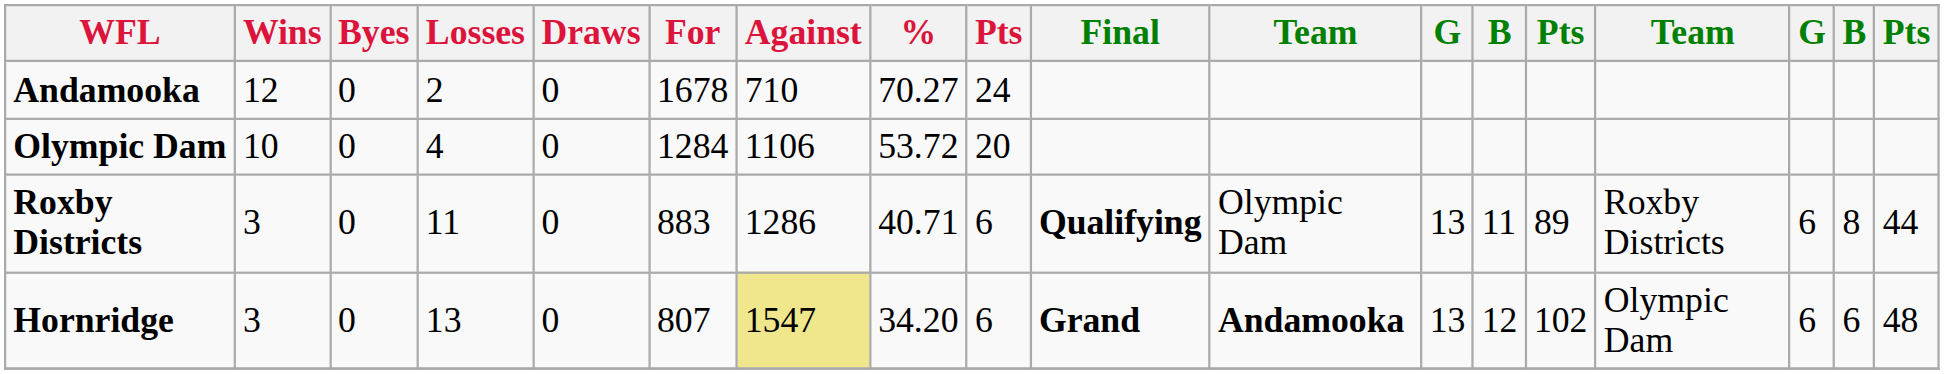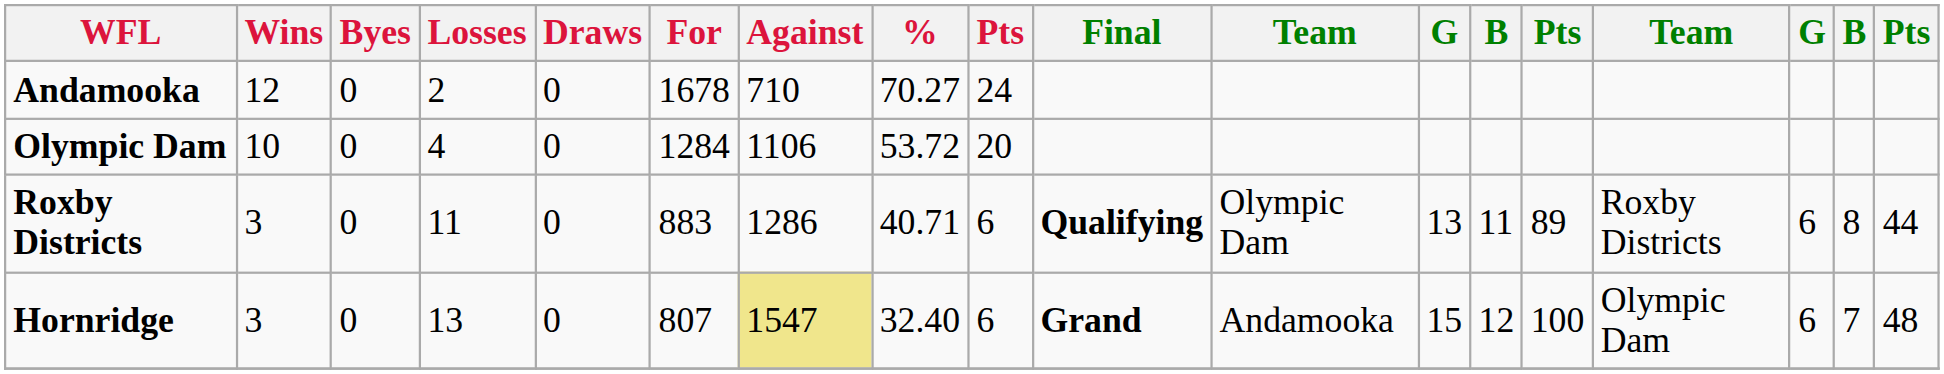(918, 319) 34.20 -> (920, 319) 32.40
(1311, 319) bold -> (1307, 319) normal
(1447, 319) 13 -> (1444, 319) 15
(1561, 319) 102 -> (1558, 319) 100
(1851, 319) 6 -> (1851, 319) 7
